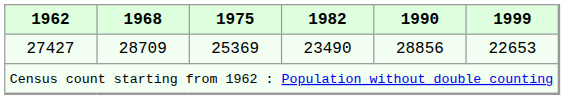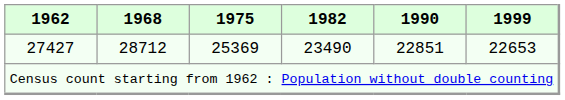(143, 49) 28709 -> (143, 49) 28712
(420, 49) 28856 -> (420, 49) 22851
